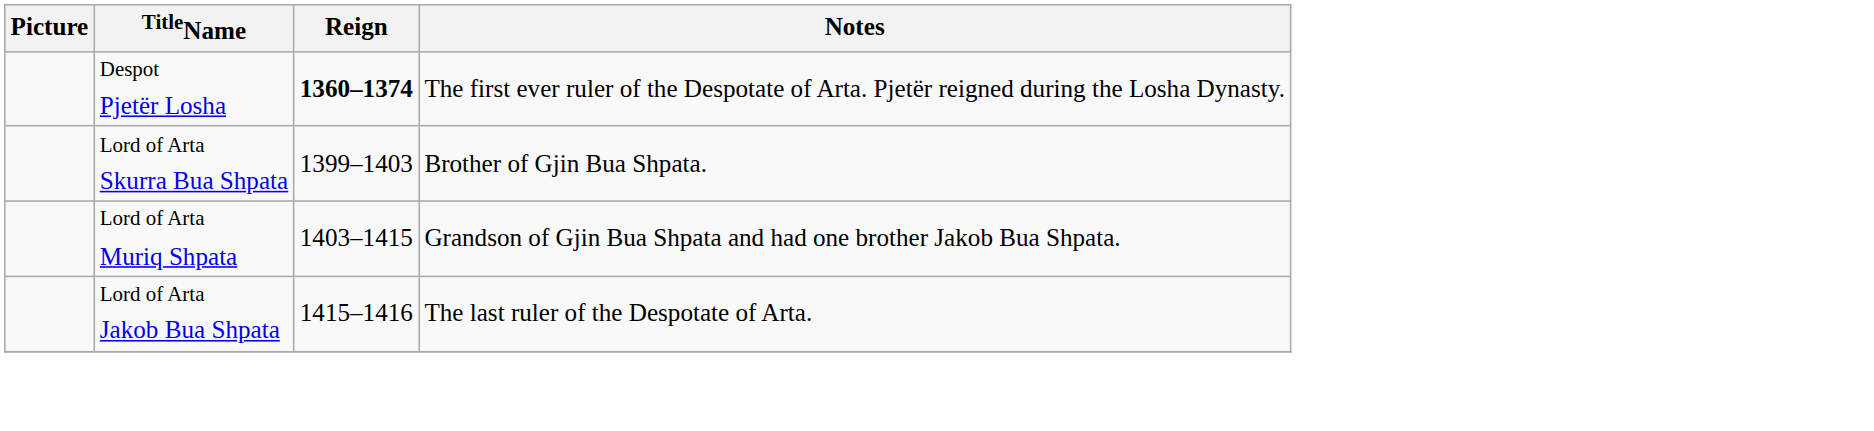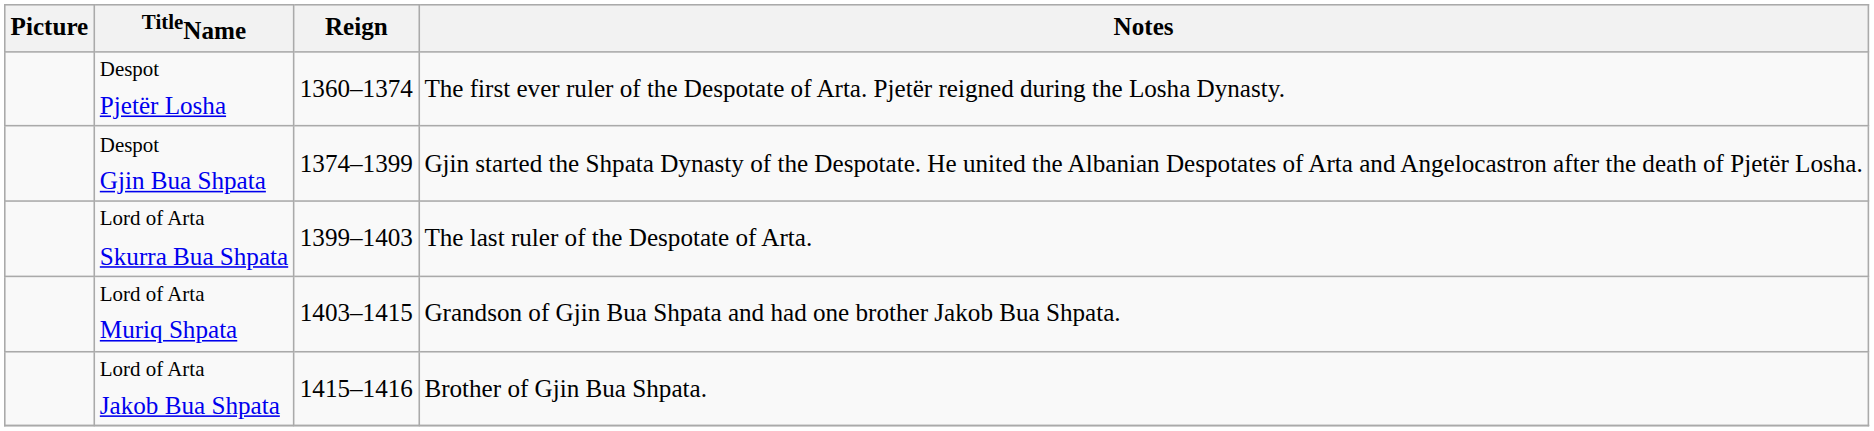(356, 88) bold -> (356, 88) normal
+ row: (183, 163)
(566, 163) Brother of Gjin Bua Shpata. -> (618, 238) The last ruler of the Despotate of Arta.
(618, 313) The last ruler of the Despotate of Arta. -> (566, 388) Brother of Gjin Bua Shpata.
